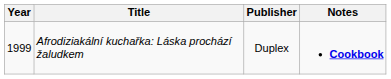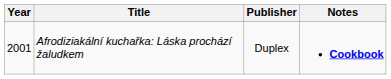(19, 48) 1999 -> (19, 48) 2001
